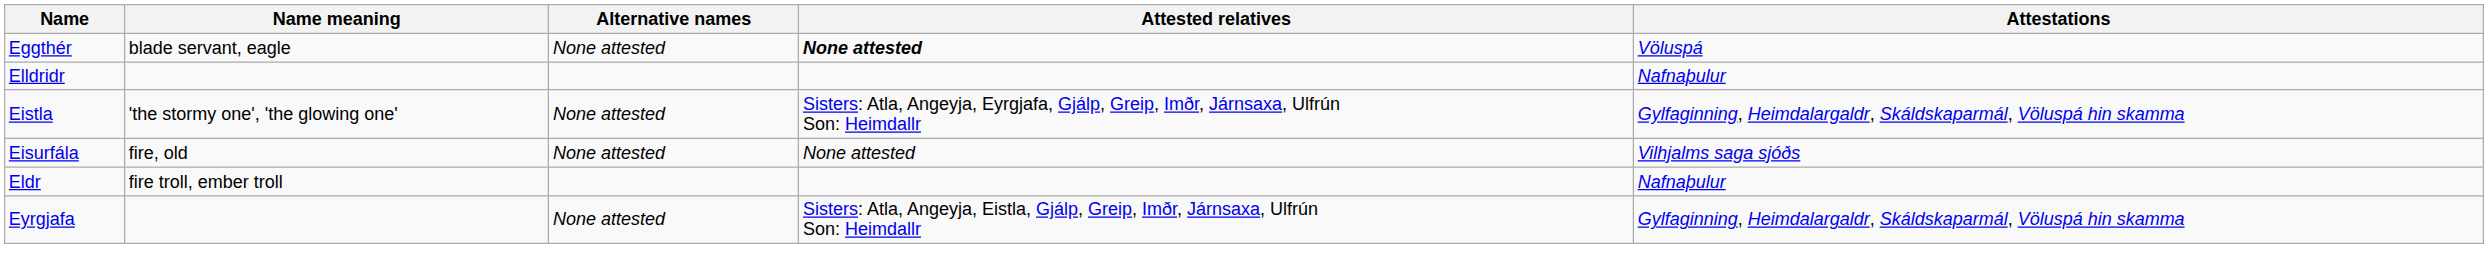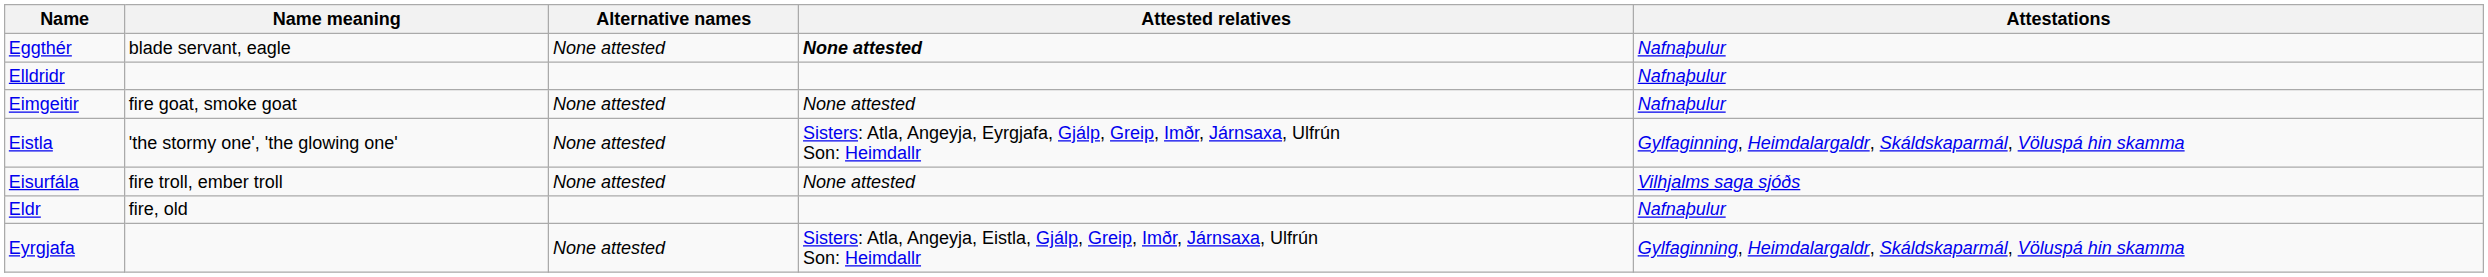(1670, 48) Völuspá -> (1682, 48) Nafnaþulur
+ row: (44, 105)
(158, 153) fire, old -> (206, 181) fire troll, ember troll
(206, 181) fire troll, ember troll -> (158, 210) fire, old
